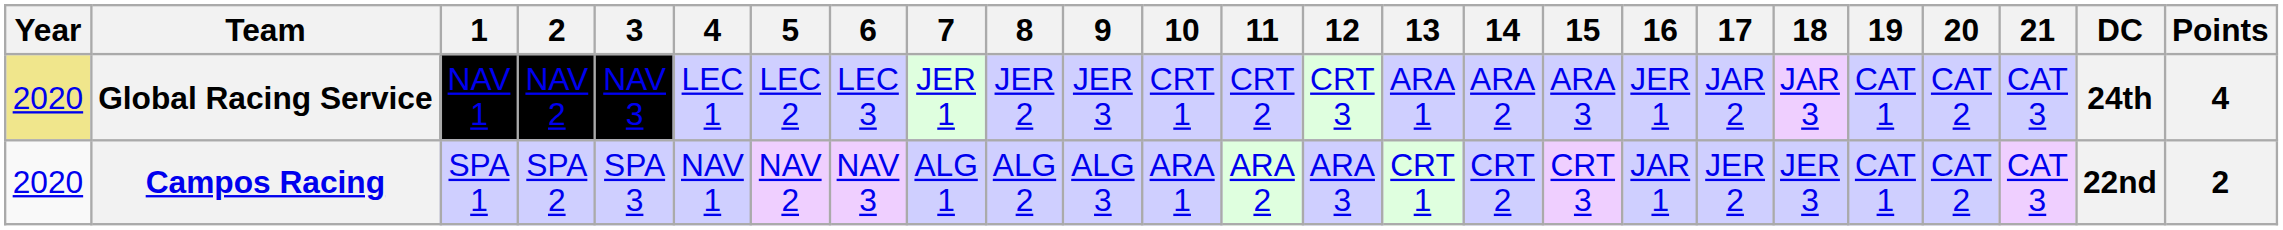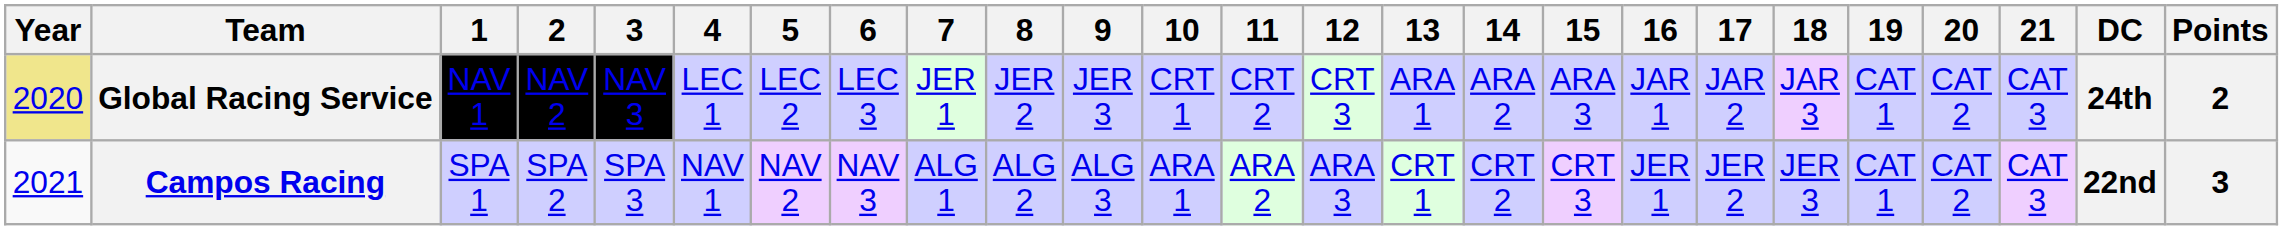(1660, 97) JER 1 -> (1660, 97) JAR 1
(2220, 97) 4 -> (2220, 97) 2
(48, 182) 2020 -> (48, 182) 2021
(1660, 182) JAR 1 -> (1660, 182) JER 1
(2220, 182) 2 -> (2220, 182) 3
